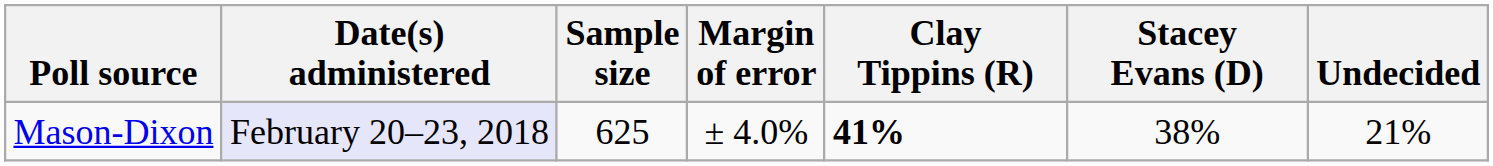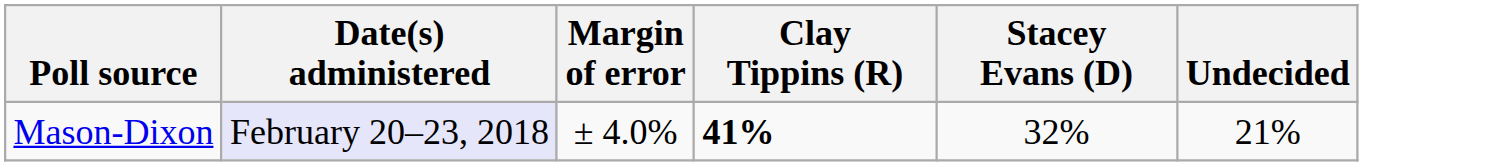- column: (623, 53)
(1187, 130) 38% -> (1057, 130) 32%
